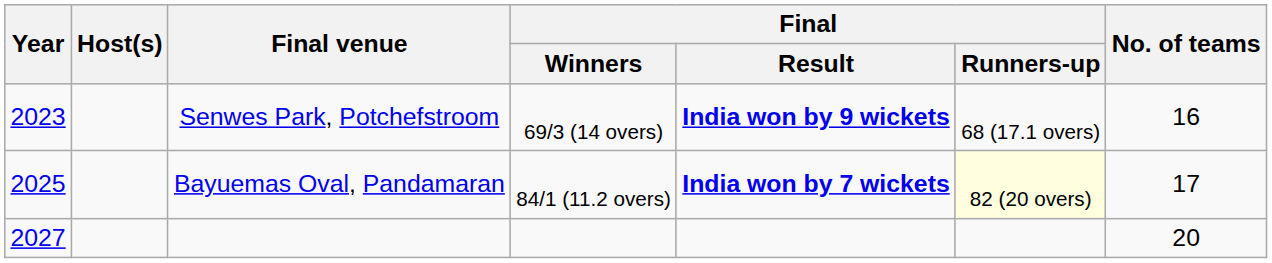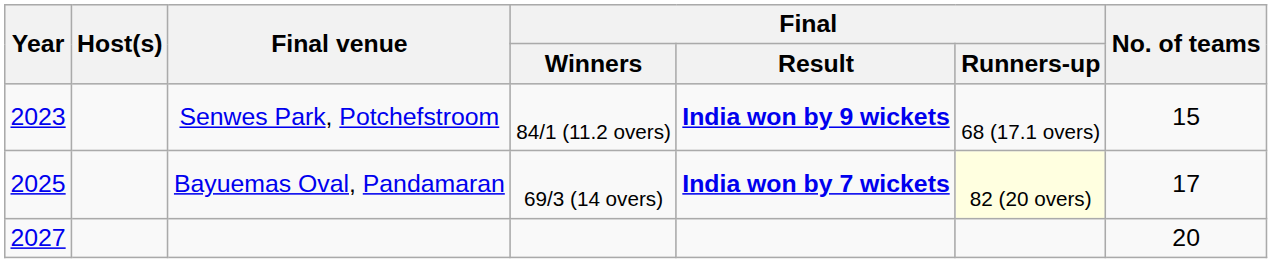(594, 132) 69/3 (14 overs) -> (594, 132) 84/1 (11.2 overs)
(1186, 116) 16 -> (1186, 116) 15
(594, 199) 84/1 (11.2 overs) -> (594, 199) 69/3 (14 overs)
